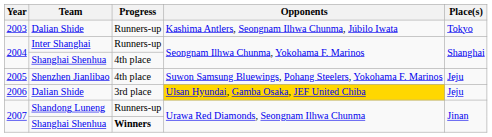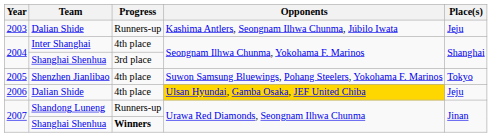(460, 28) Tokyo -> (455, 28) Jeju
(138, 44) Runners-up -> (133, 44) 4th place
(133, 60) 4th place -> (133, 60) 3rd place
(455, 76) Jeju -> (460, 76) Tokyo
(133, 92) 3rd place -> (133, 92) 4th place
